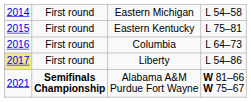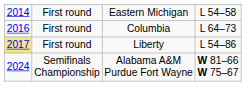- row: (154, 28)
(18, 83) 2021 -> (18, 67) 2024
(70, 83) bold -> (67, 67) normal
